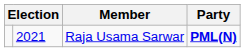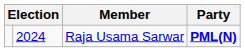(31, 36) 2021 -> (31, 36) 2024
